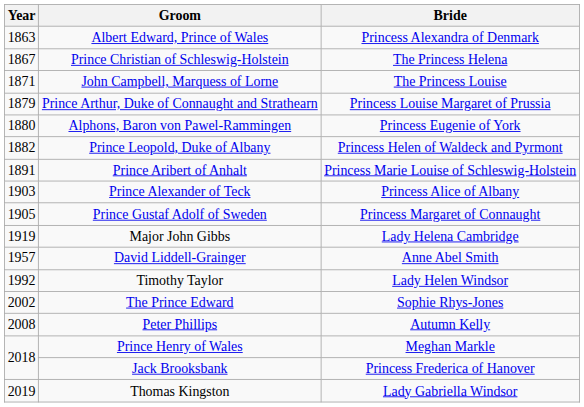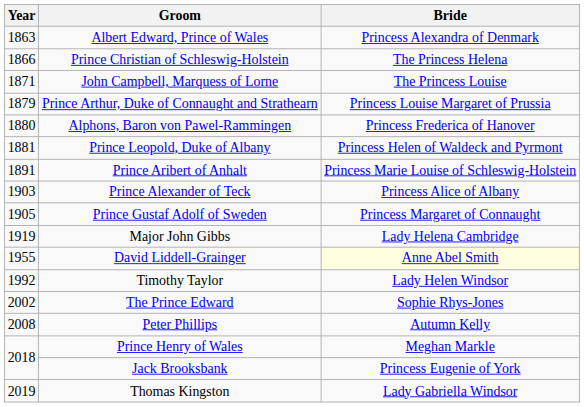(22, 59) 1867 -> (22, 59) 1866
(450, 125) Princess Eugenie of York -> (450, 125) Princess Frederica of Hanover
(22, 147) 1882 -> (22, 147) 1881
(22, 258) 1957 -> (22, 258) 1955
(450, 258) no background -> (450, 258) lightyellow background
(450, 368) Princess Frederica of Hanover -> (450, 368) Princess Eugenie of York
